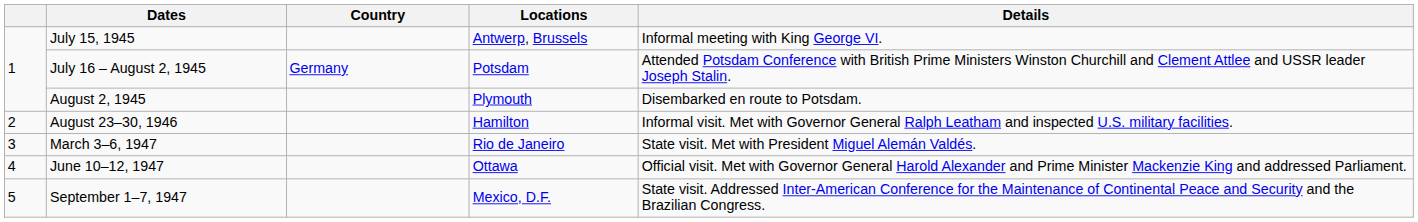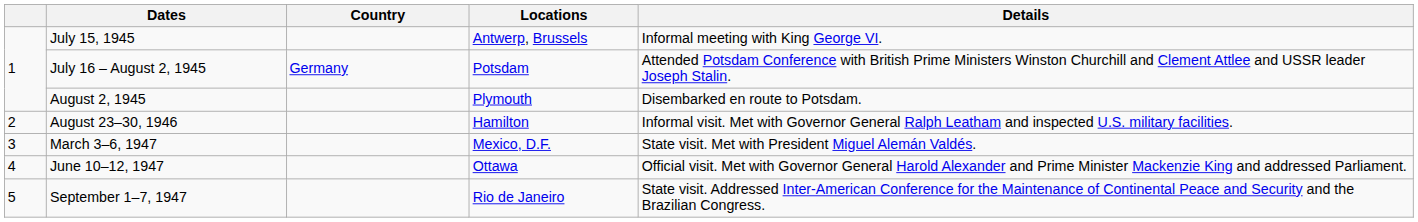(519, 144) Rio de Janeiro -> (512, 144) Mexico, D.F.
(512, 197) Mexico, D.F. -> (519, 197) Rio de Janeiro
